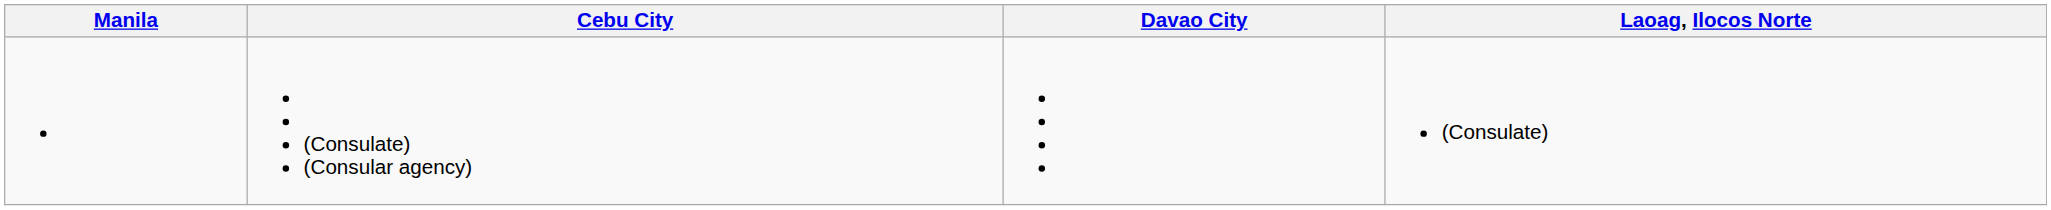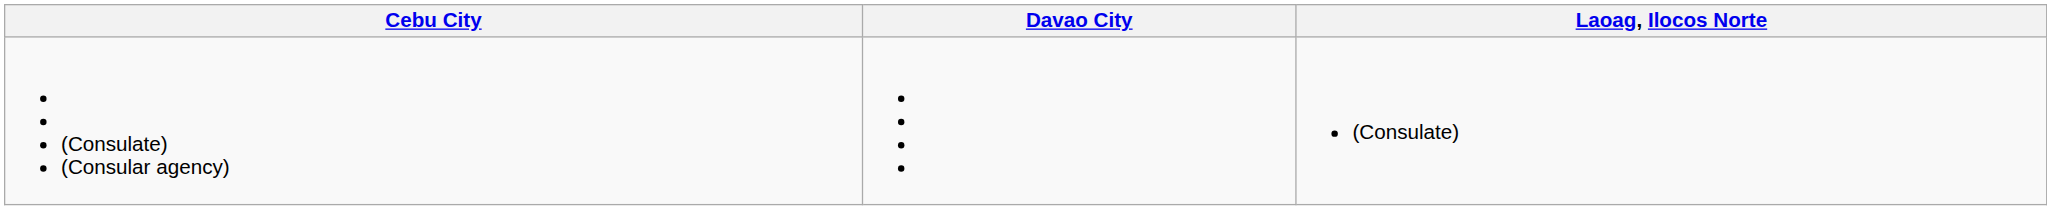- column: (126, 20)
